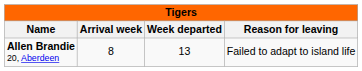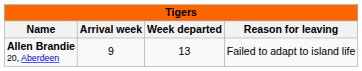(111, 52) 8 -> (111, 52) 9
